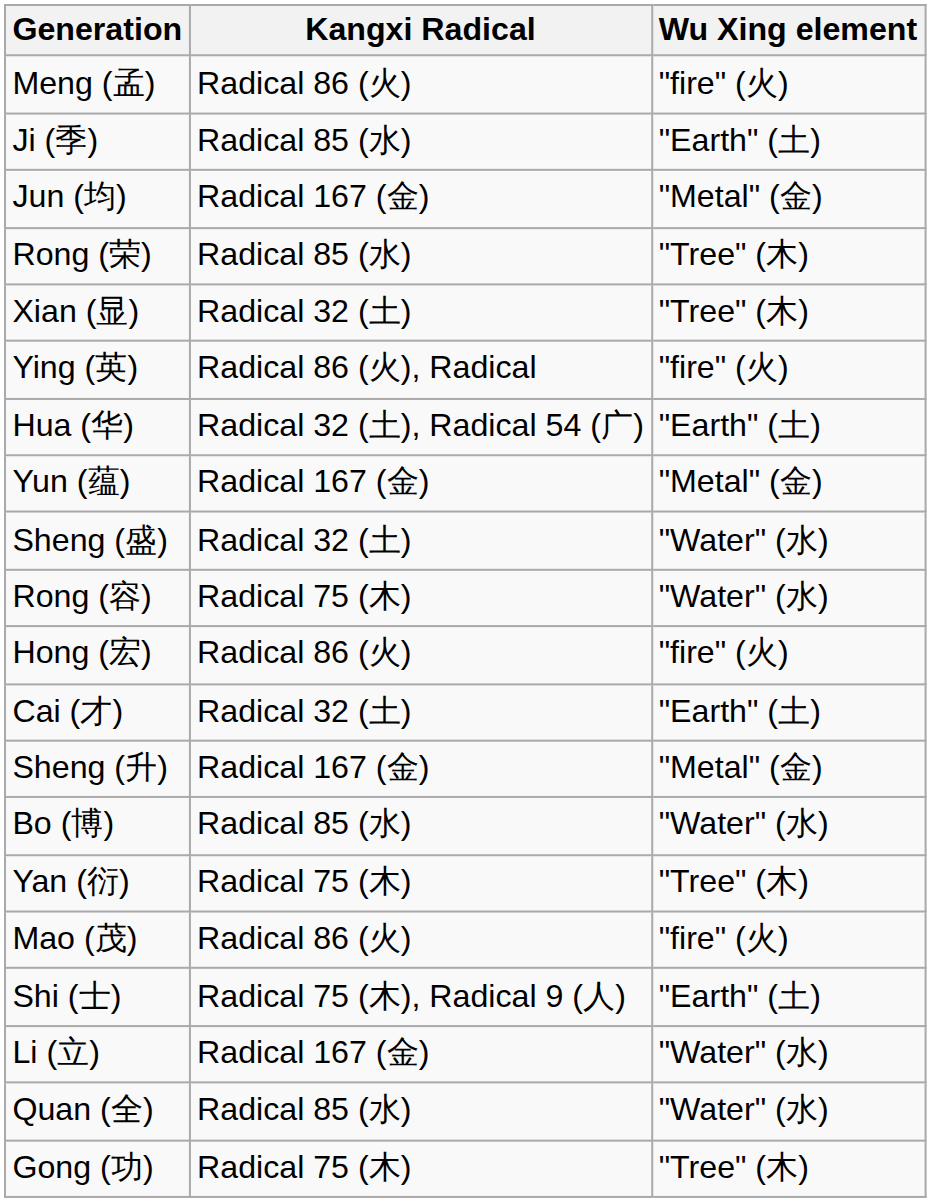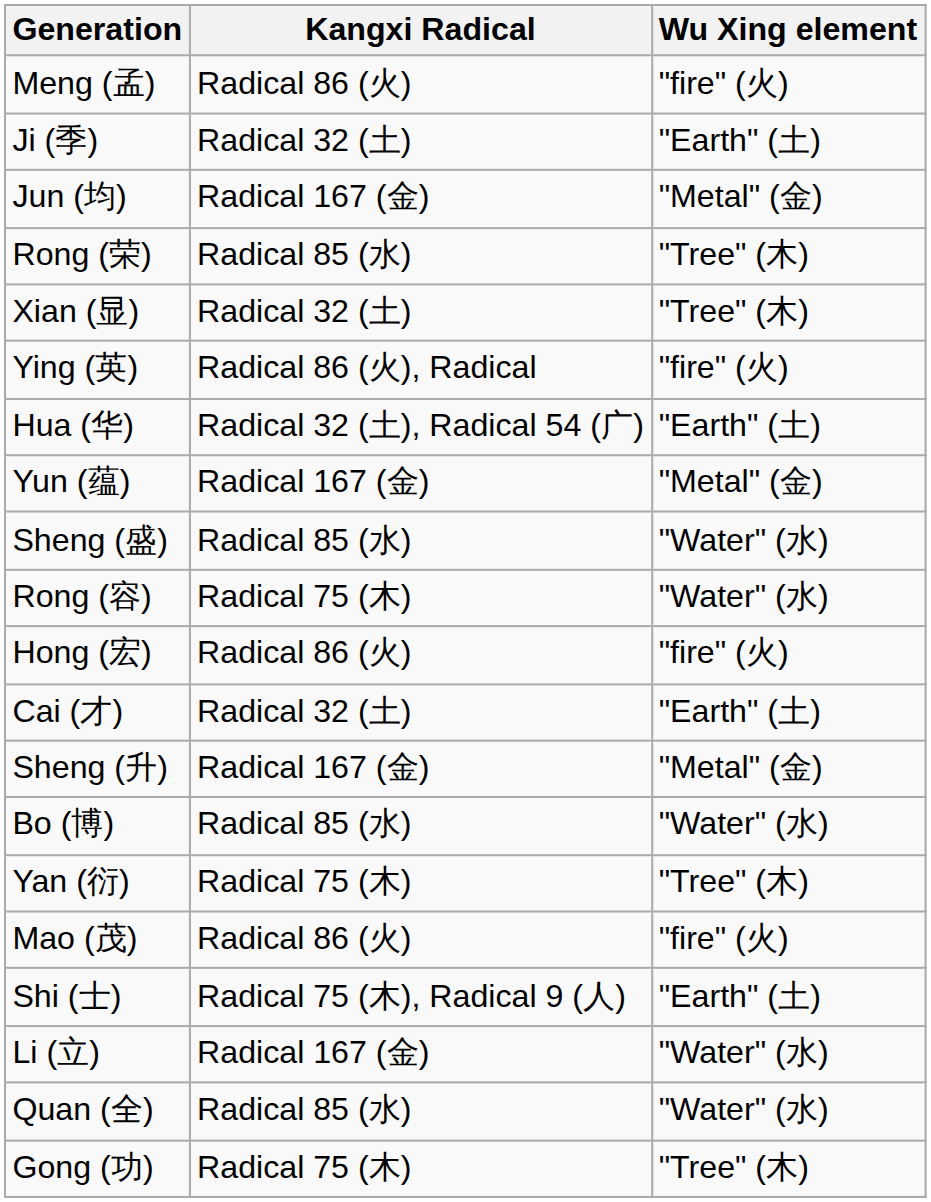(304, 140) Radical 85 (水) -> (304, 140) Radical 32 (土)
(304, 539) Radical 32 (土) -> (304, 539) Radical 85 (水)
